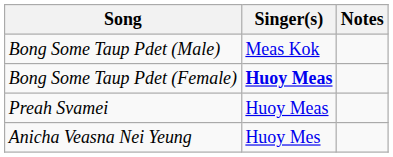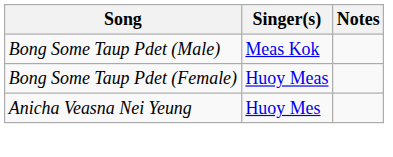(289, 78) bold -> (287, 78) normal
- row: (58, 108)
